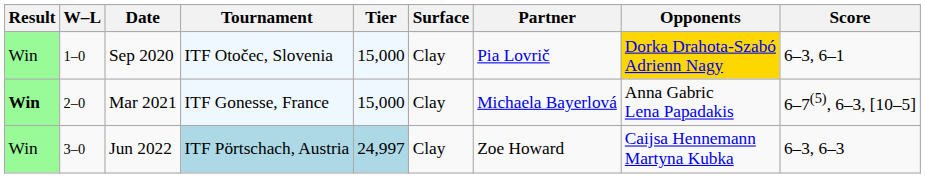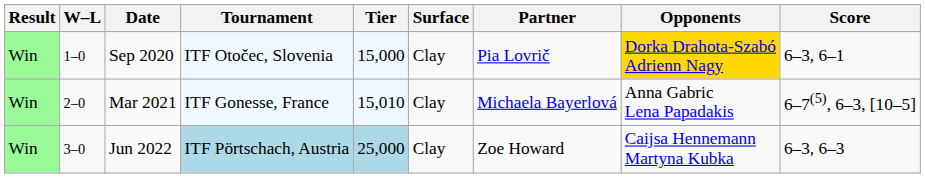(24, 102) bold -> (23, 102) normal
(381, 102) 15,000 -> (381, 102) 15,010
(381, 149) 24,997 -> (381, 149) 25,000
